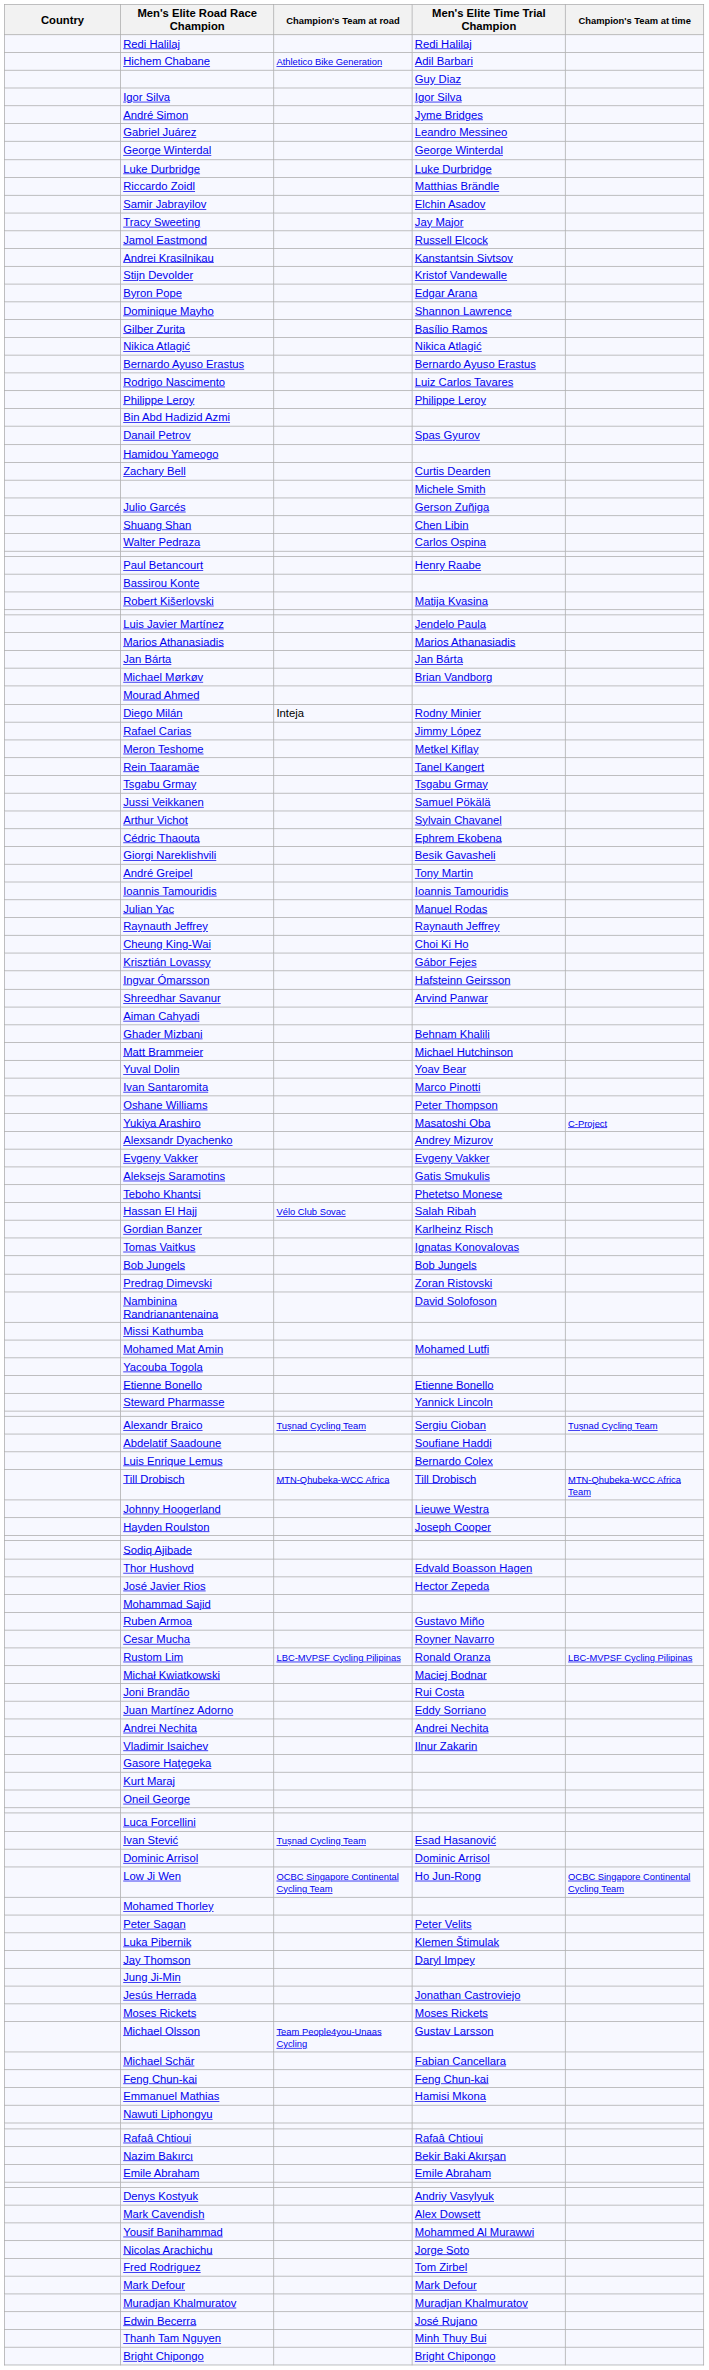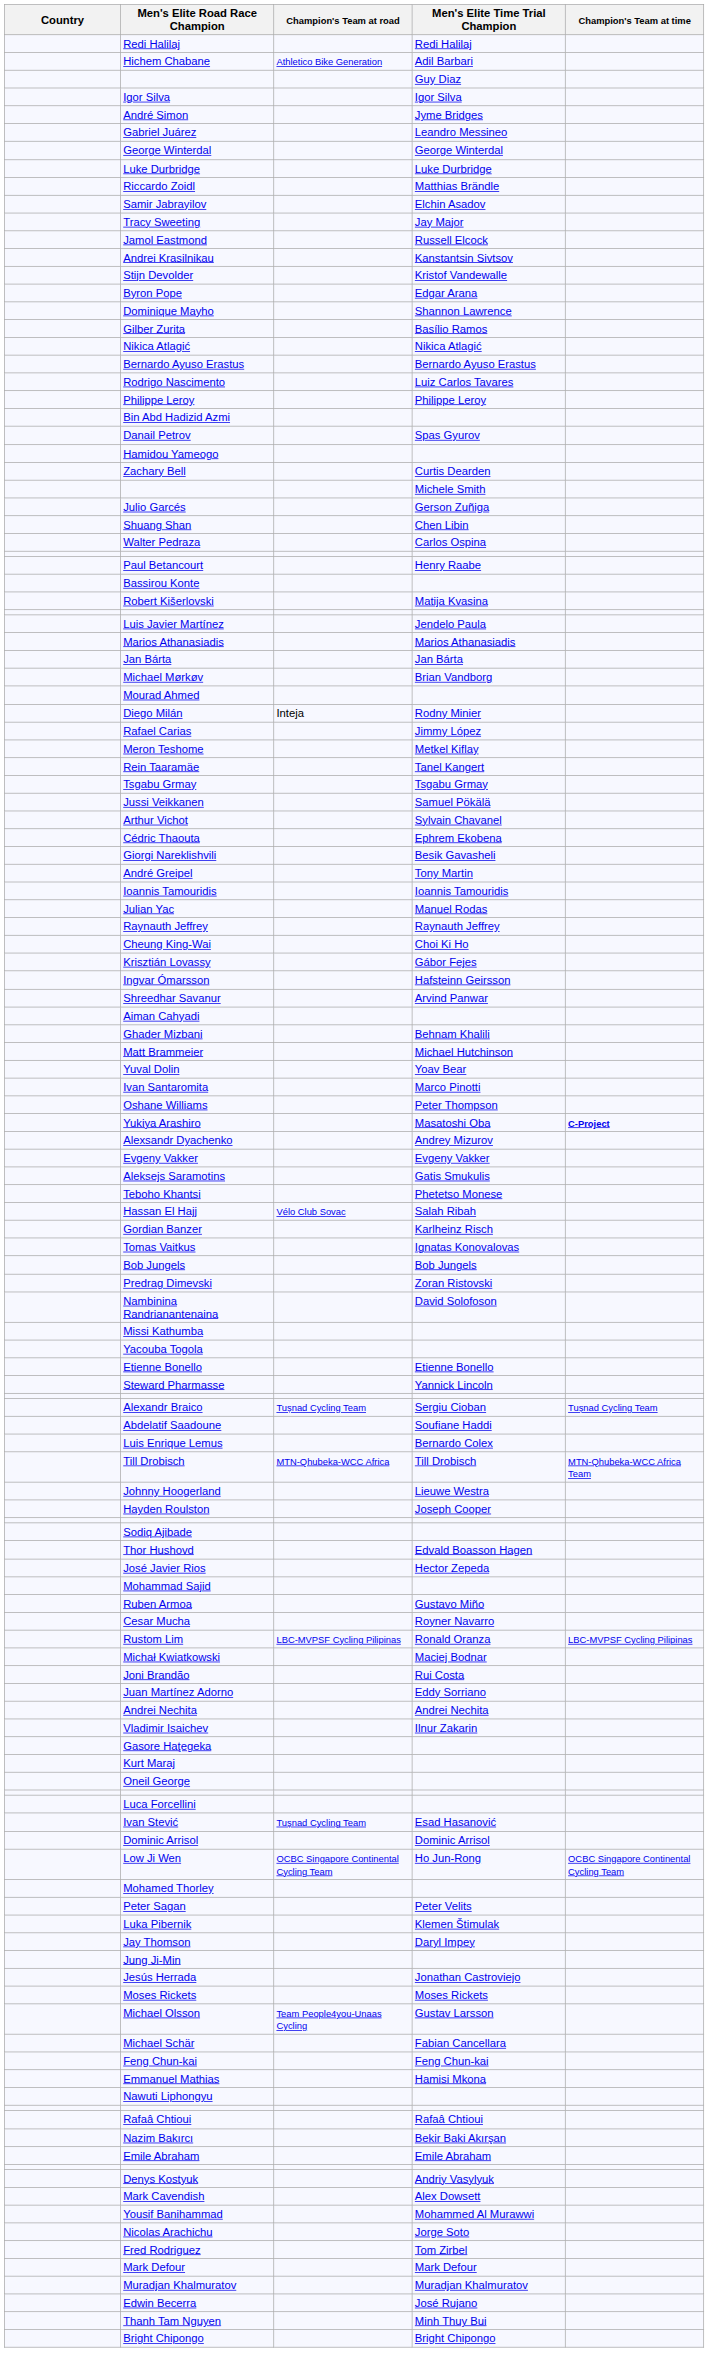(588, 1124) normal -> (589, 1123) bold
- row: (173, 1349)
